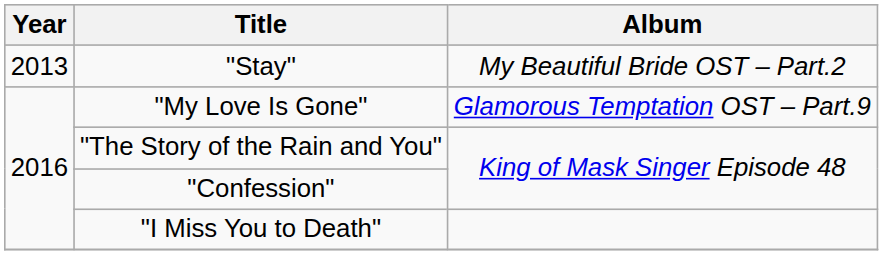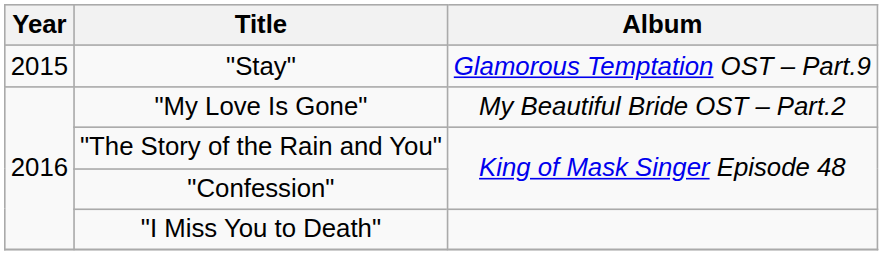(39, 65) 2013 -> (39, 65) 2015
(662, 65) My Beautiful Bride OST – Part.2 -> (662, 65) Glamorous Temptation OST – Part.9
(662, 106) Glamorous Temptation OST – Part.9 -> (662, 106) My Beautiful Bride OST – Part.2
